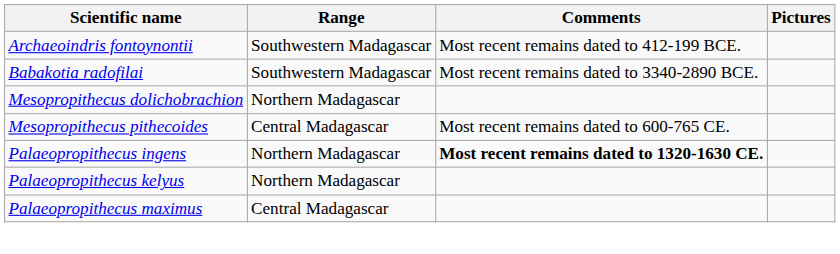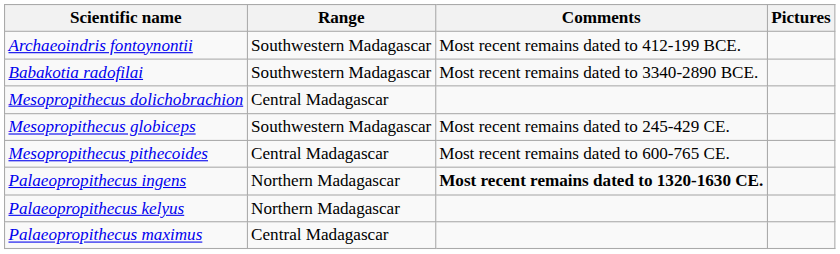(325, 99) Northern Madagascar -> (320, 99) Central Madagascar
+ row: (102, 126)
